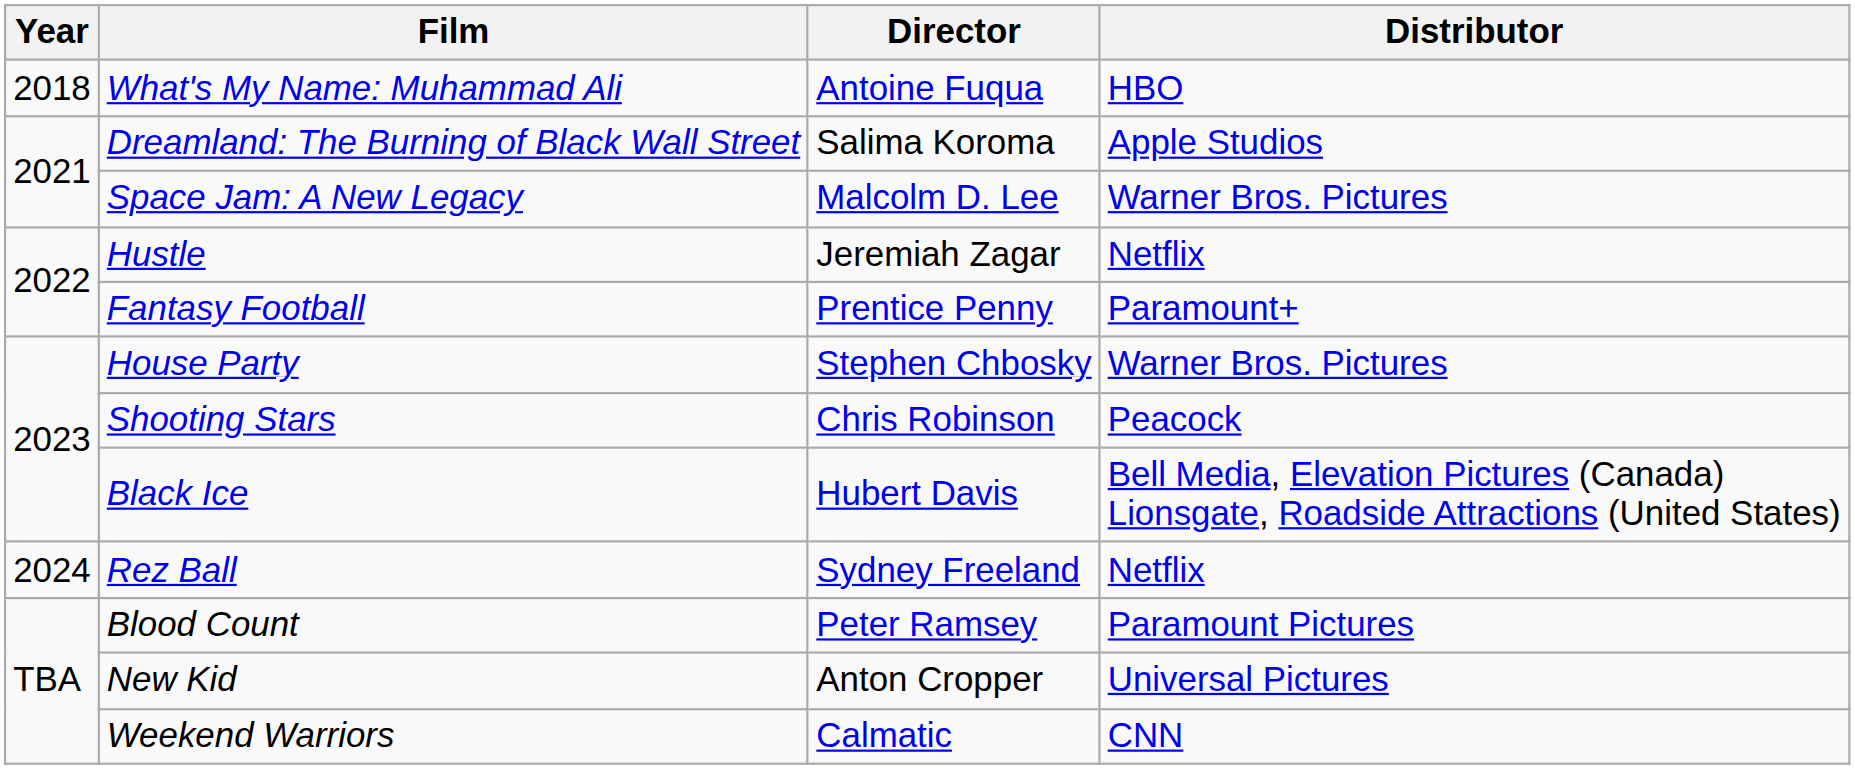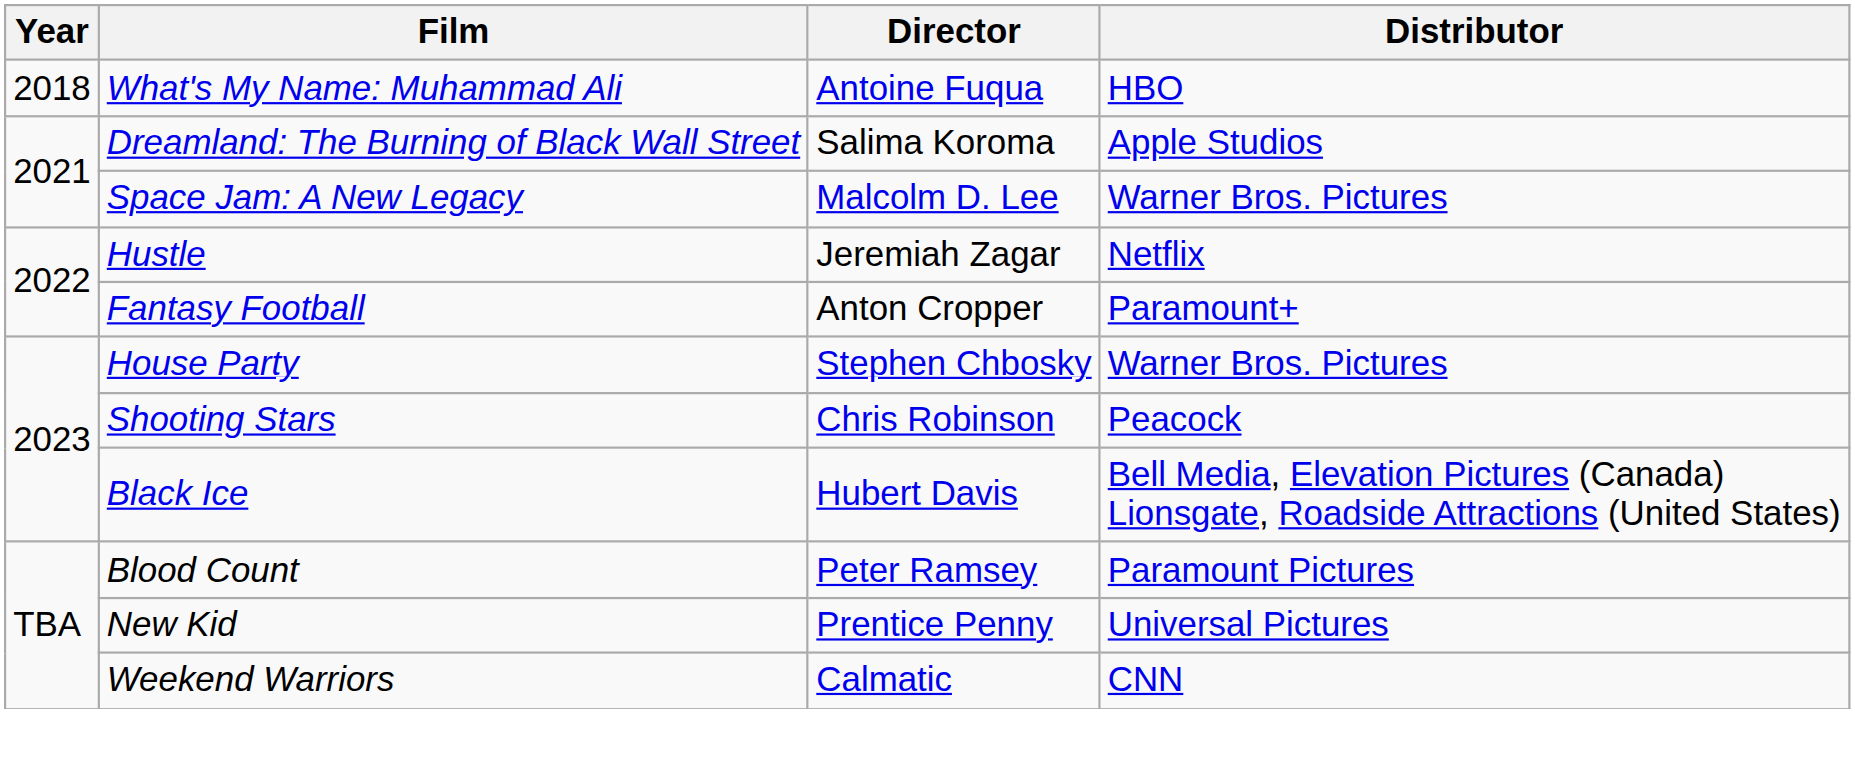(935, 308) Prentice Penny -> (930, 308) Anton Cropper
- row: (172, 569)
(930, 679) Anton Cropper -> (935, 624) Prentice Penny
